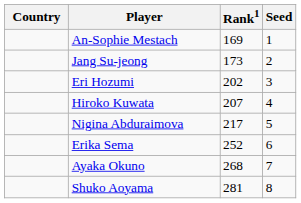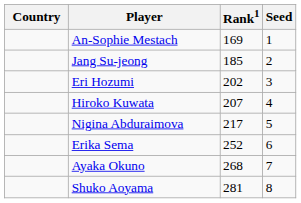(233, 60) 173 -> (233, 60) 185
